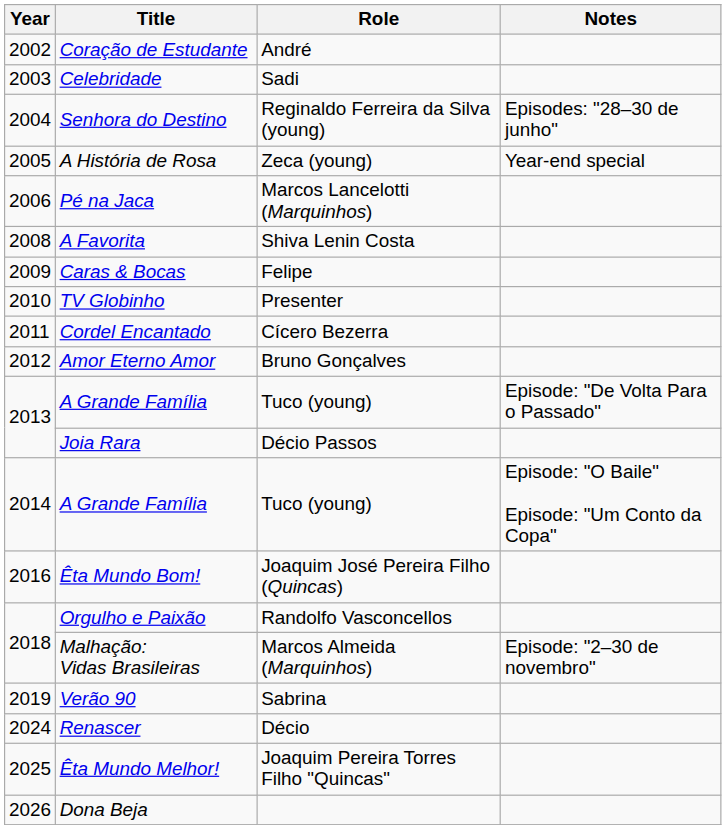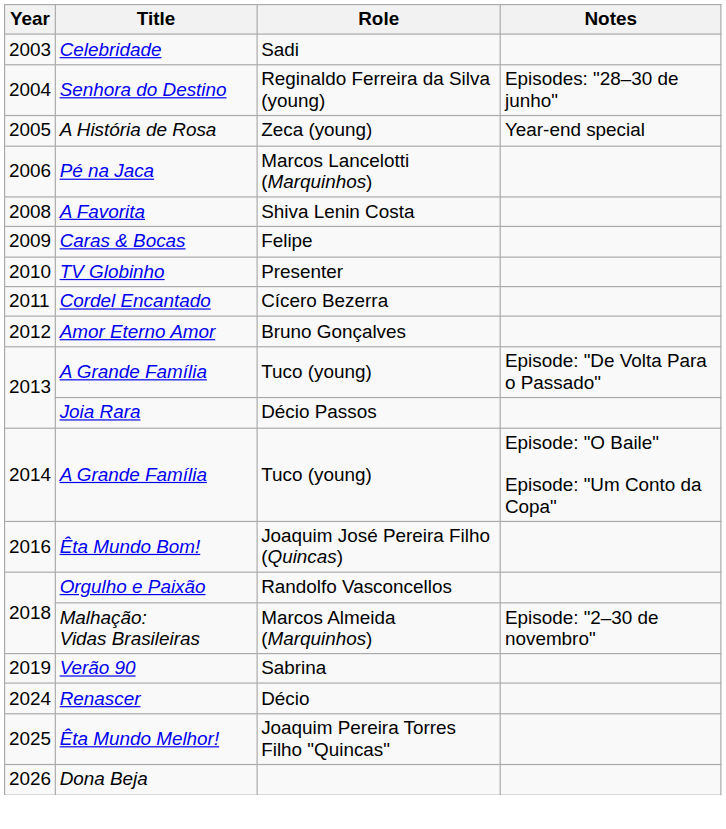- row: (30, 49)
